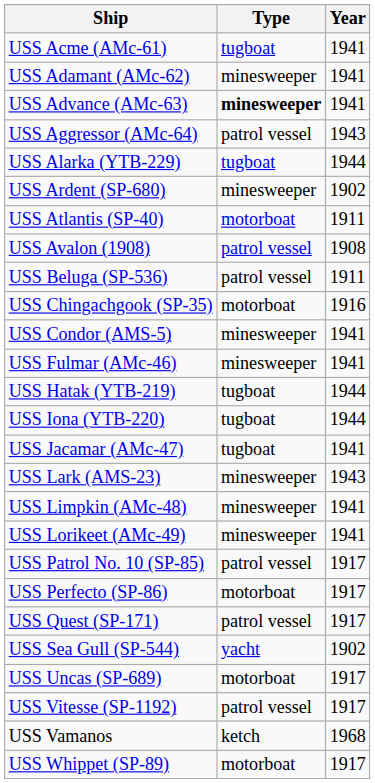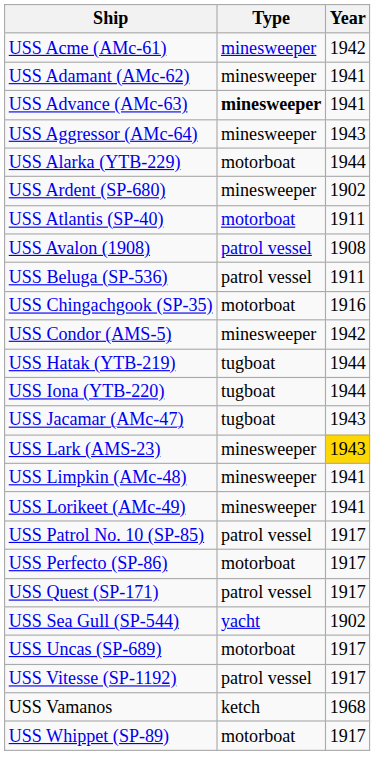(248, 47) tugboat -> (269, 47) minesweeper
(348, 47) 1941 -> (348, 47) 1942
(266, 133) patrol vessel -> (269, 133) minesweeper
(248, 162) tugboat -> (258, 162) motorboat
(348, 334) 1941 -> (348, 334) 1942
- row: (93, 362)
(348, 448) 1941 -> (348, 420) 1943
(348, 477) no background -> (348, 448) gold background
